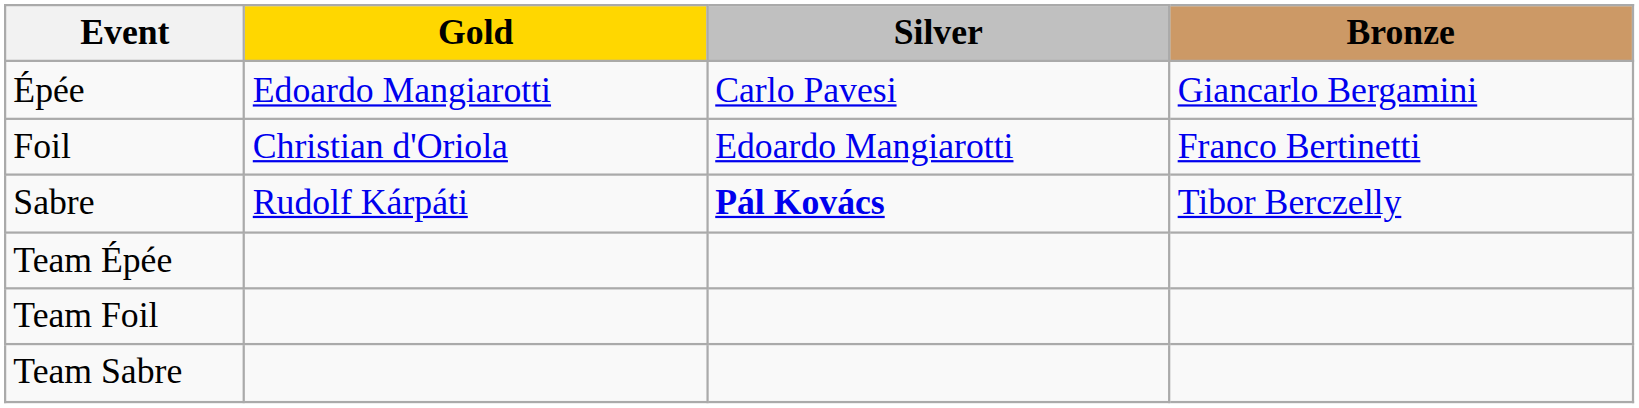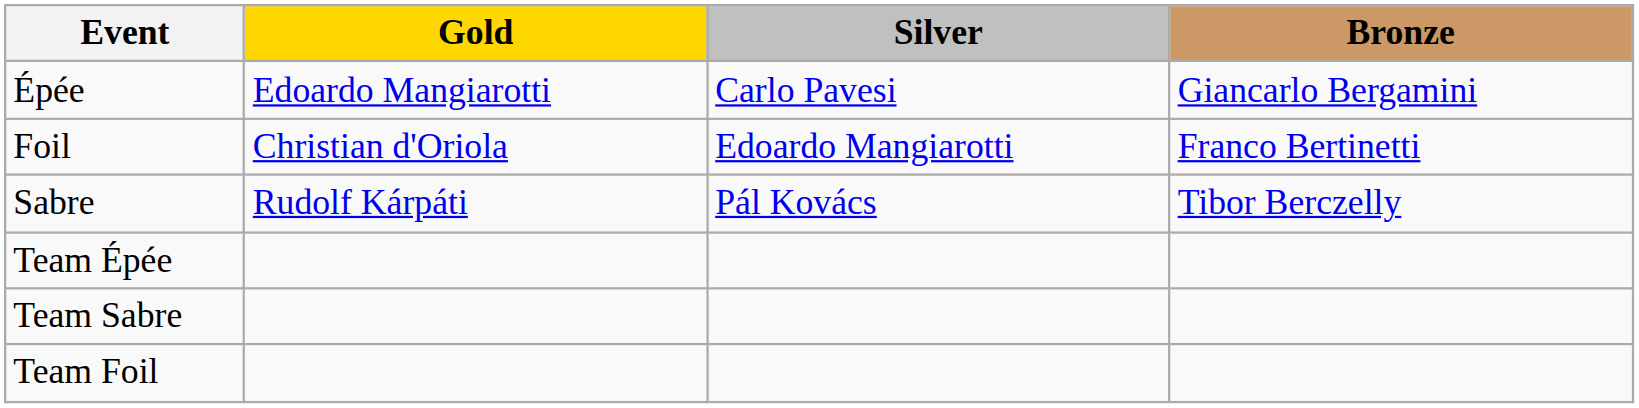(800, 202) bold -> (796, 202) normal
rows swapped: (86, 315) <-> (98, 372)
